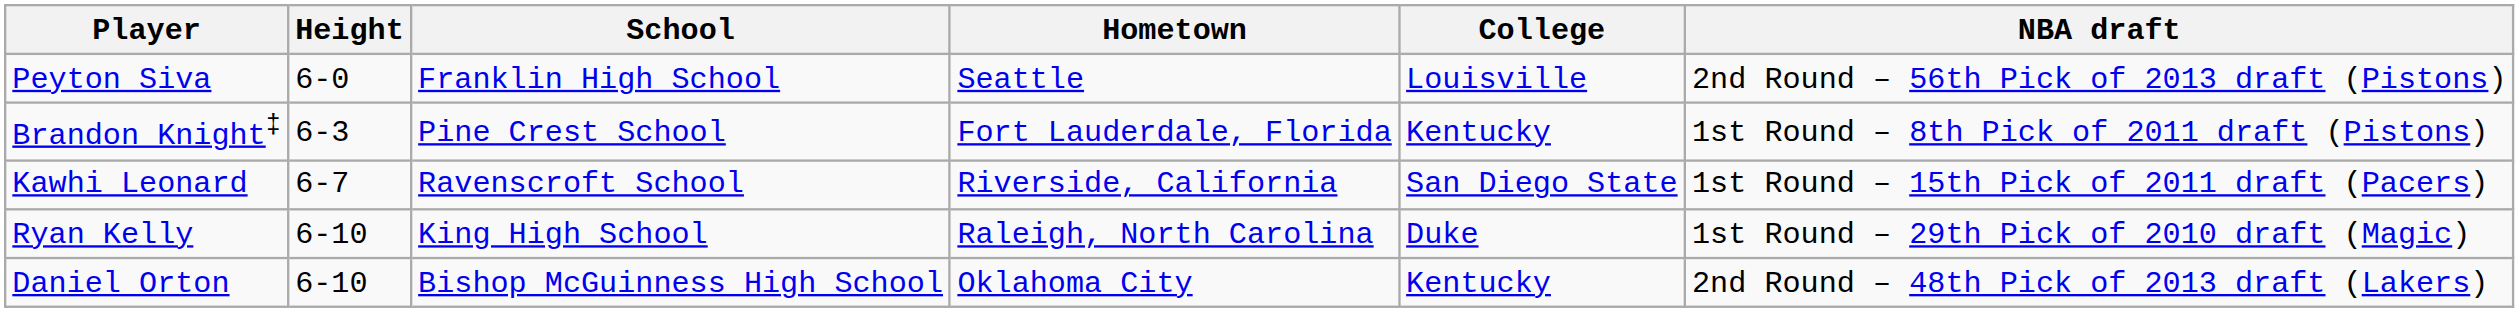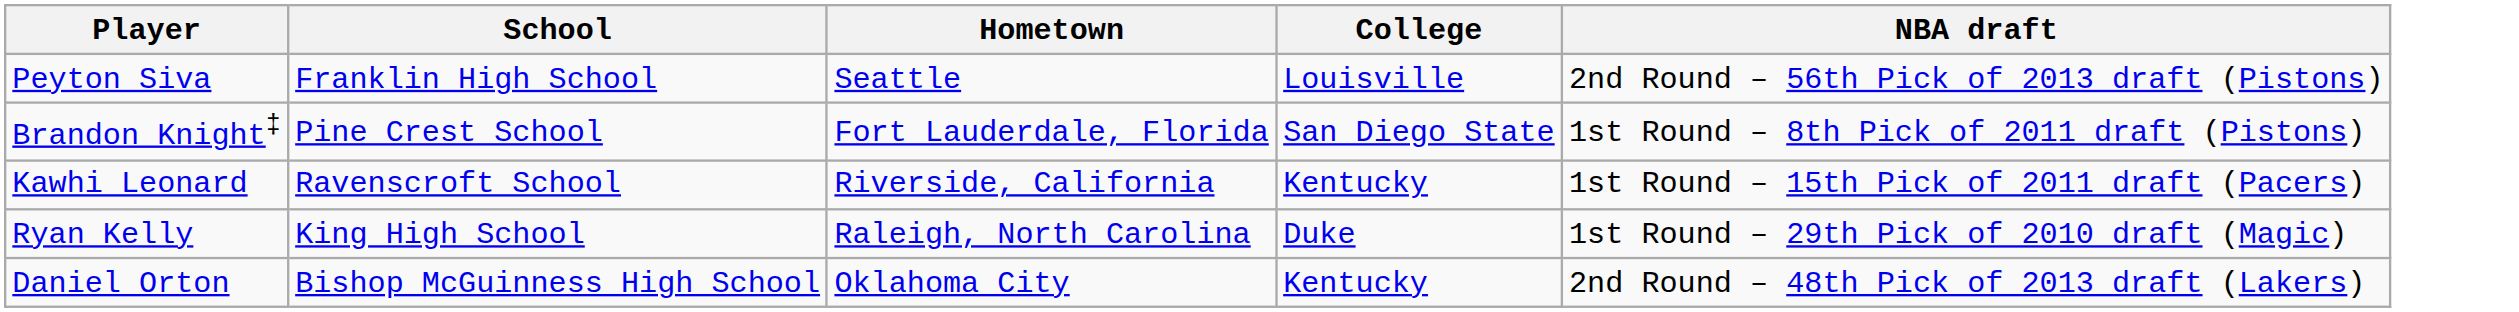- column: (349, 30)
(1479, 132) Kentucky -> (1419, 132) San Diego State
(1542, 185) San Diego State -> (1356, 185) Kentucky
